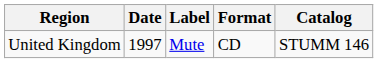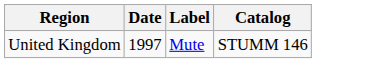- column: (244, 17)
